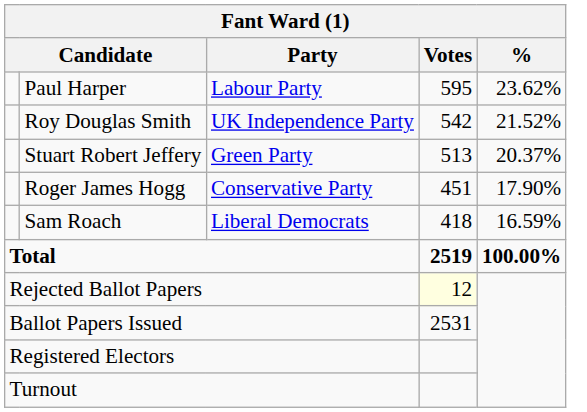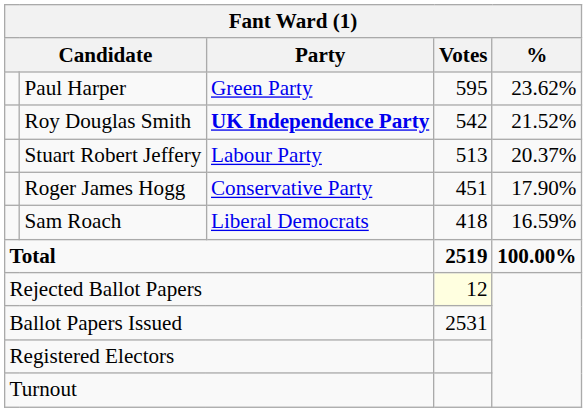(266, 88) Labour Party -> (262, 88) Green Party
(312, 121) normal -> (320, 121) bold
(262, 155) Green Party -> (266, 155) Labour Party
